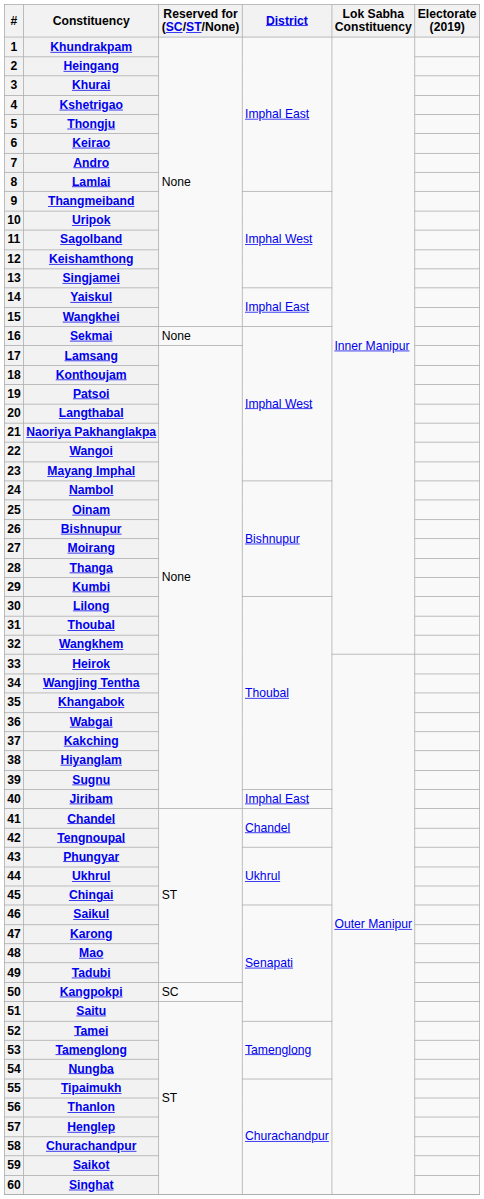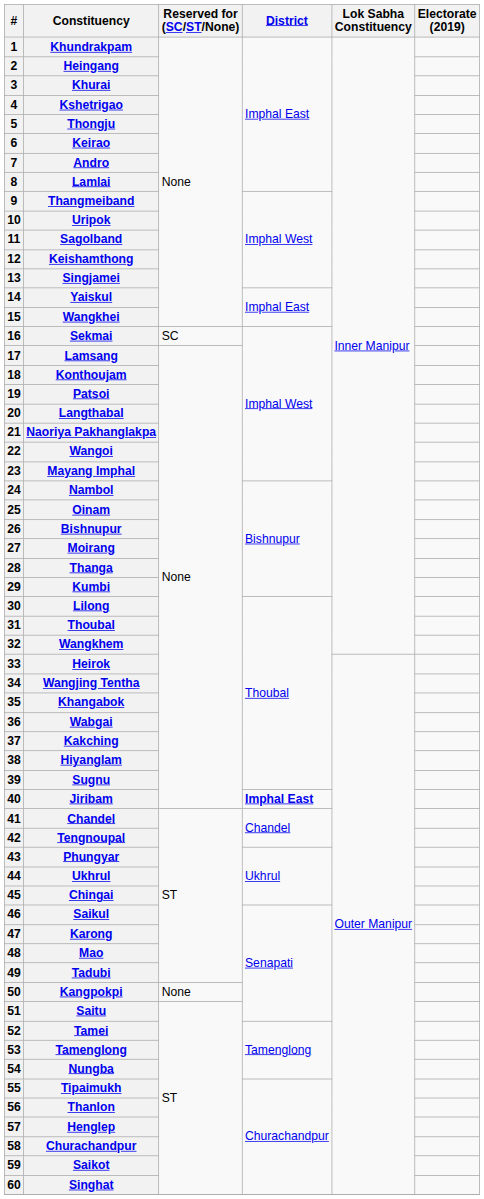(176, 336) None -> (170, 336) SC
(277, 799) normal -> (279, 799) bold
(170, 992) SC -> (176, 992) None
